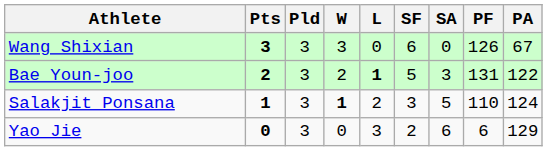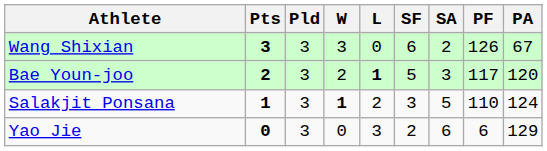(446, 47) 0 -> (446, 47) 2
(483, 75) 131 -> (483, 75) 117
(523, 75) 122 -> (523, 75) 120
